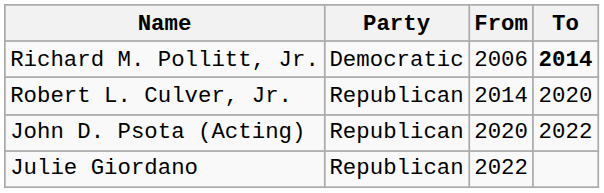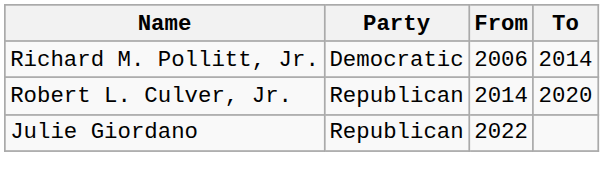(565, 60) bold -> (565, 60) normal
- row: (158, 132)
